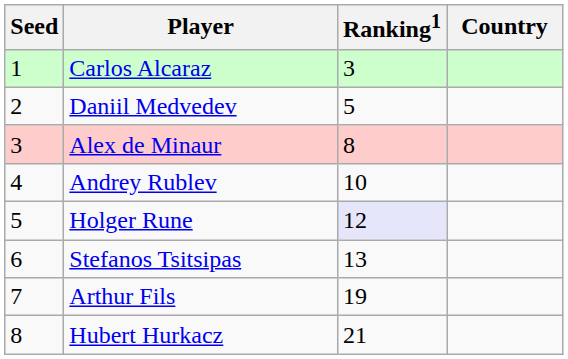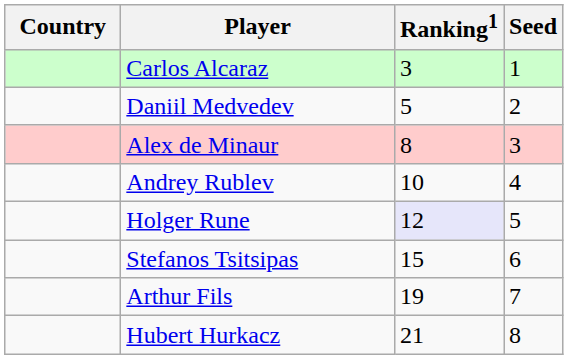columns swapped: (505, 26) <-> (34, 26)
(355, 258) 13 -> (412, 258) 15
